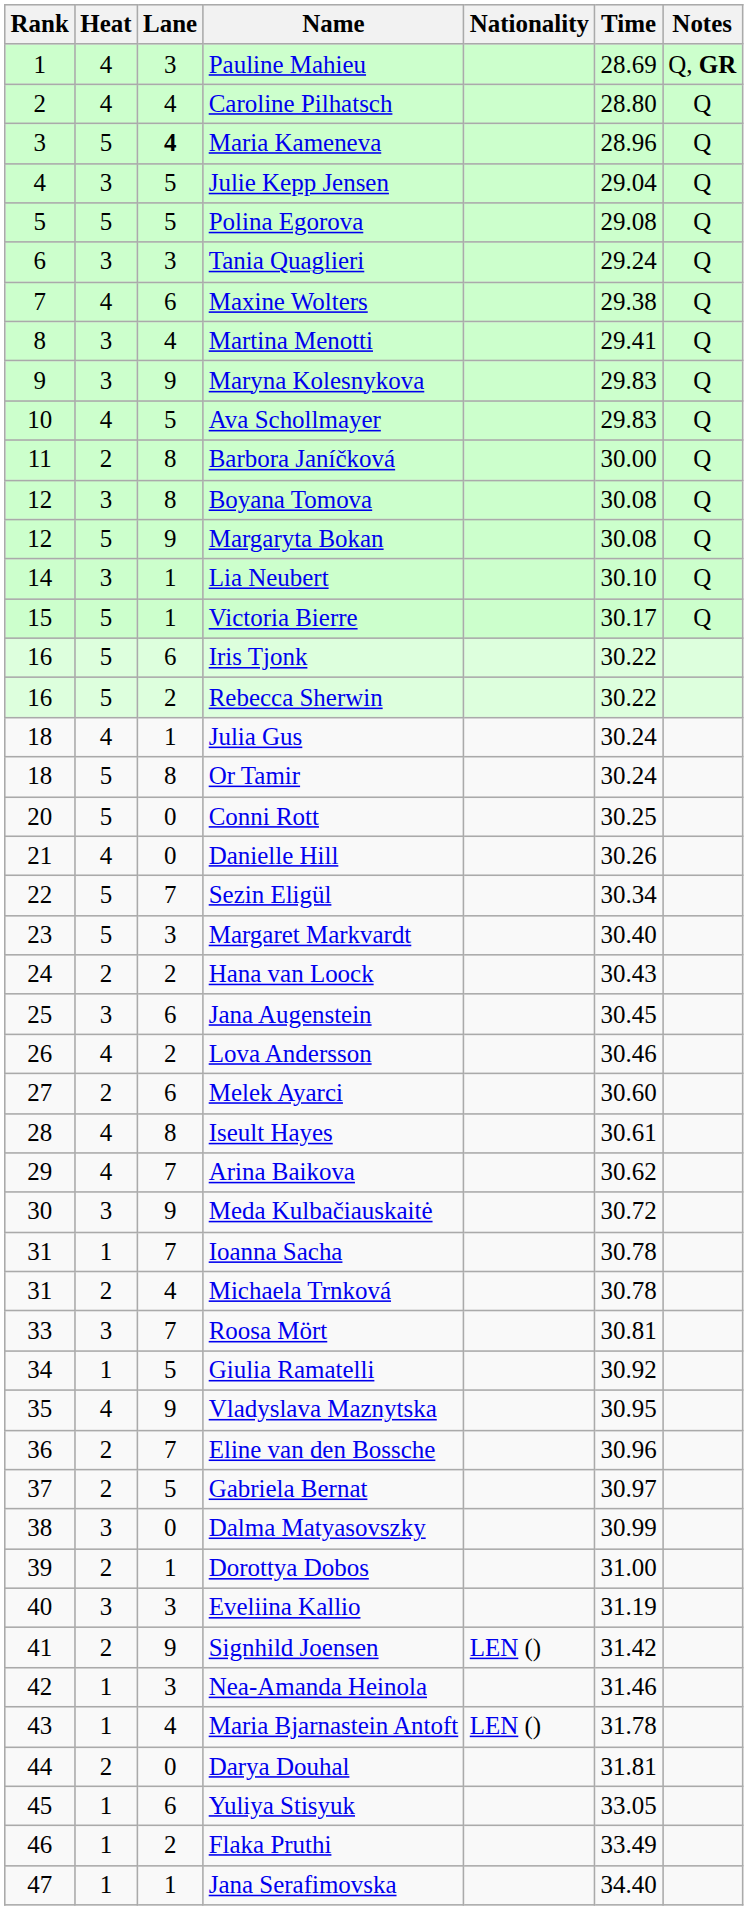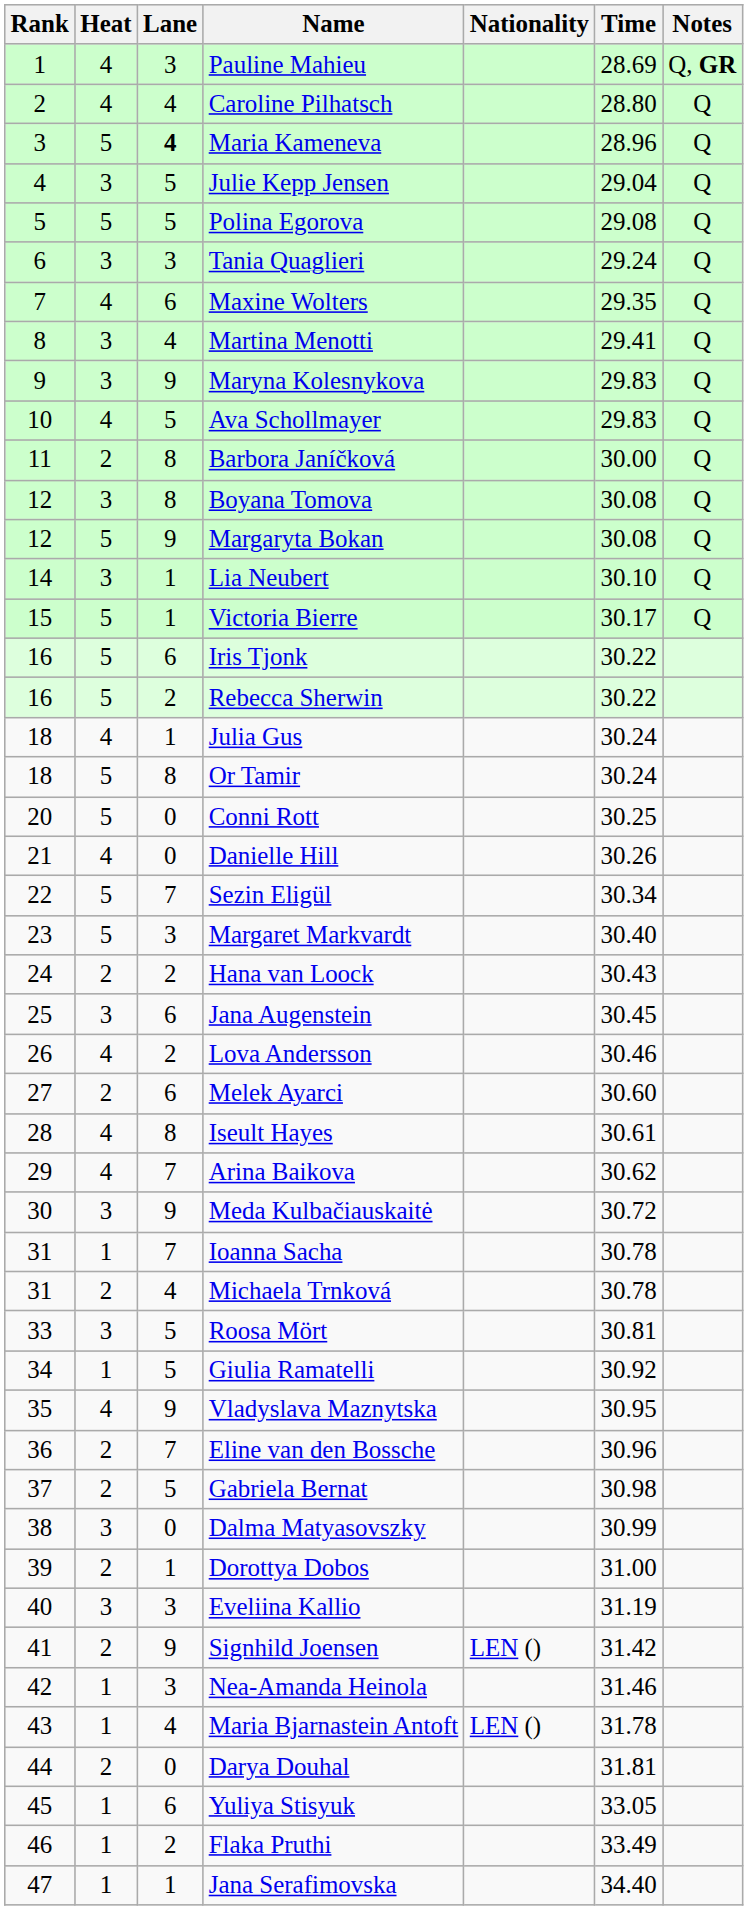(629, 301) 29.38 -> (629, 301) 29.35
(170, 1330) 7 -> (170, 1330) 5
(629, 1488) 30.97 -> (629, 1488) 30.98
